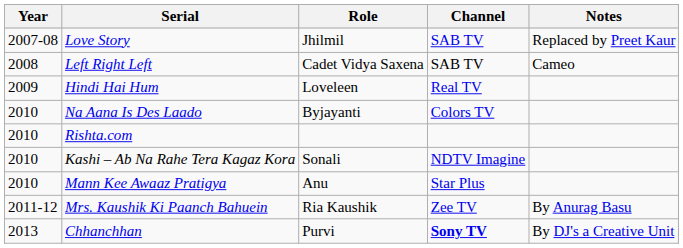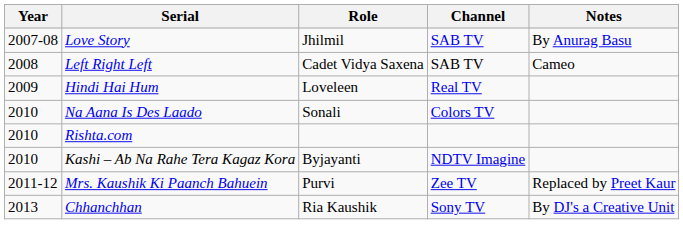(604, 40) Replaced by Preet Kaur -> (582, 40) By Anurag Basu
(331, 111) Byjayanti -> (321, 111) Sonali
(321, 159) Sonali -> (331, 159) Byjayanti
- row: (146, 183)
(340, 207) Ria Kaushik -> (318, 183) Purvi
(582, 207) By Anurag Basu -> (604, 183) Replaced by Preet Kaur
(318, 231) Purvi -> (340, 207) Ria Kaushik
(459, 231) bold -> (458, 207) normal
